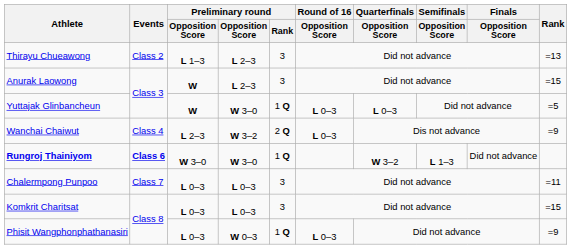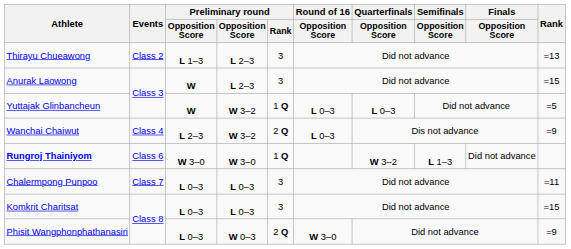(244, 111) W 3–0 -> (242, 111) W 3–2
(149, 157) bold -> (148, 157) normal
(282, 232) 1 Q -> (281, 232) 2 Q
(324, 237) L 0–3 -> (323, 237) W 3–0
